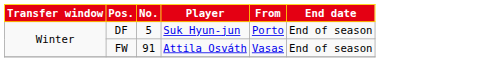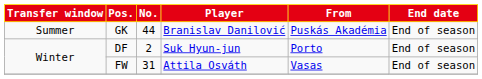+ row: (121, 30)
(149, 30) 5 -> (149, 48) 2
(149, 48) 91 -> (149, 65) 31
